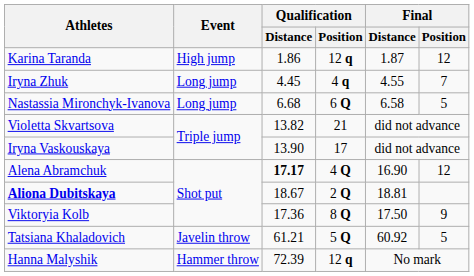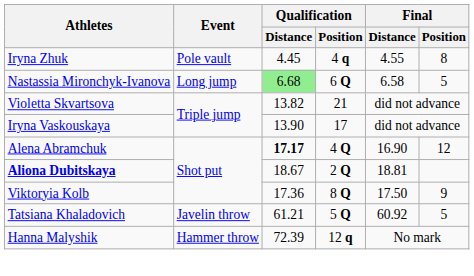- row: (49, 59)
(207, 81) Long jump -> (204, 59) Pole vault
(444, 81) 7 -> (444, 59) 8
(289, 104) no background -> (289, 81) lightgreen background
